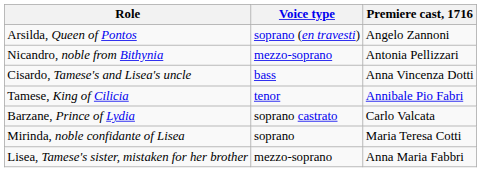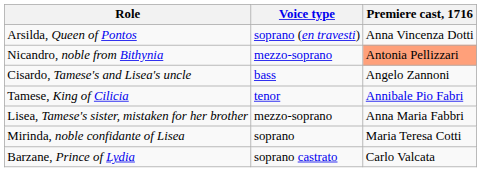(408, 34) Angelo Zannoni -> (420, 34) Anna Vincenza Dotti
(412, 55) no background -> (412, 55) lightsalmon background
(420, 75) Anna Vincenza Dotti -> (408, 75) Angelo Zannoni
rows swapped: (71, 116) <-> (128, 156)
